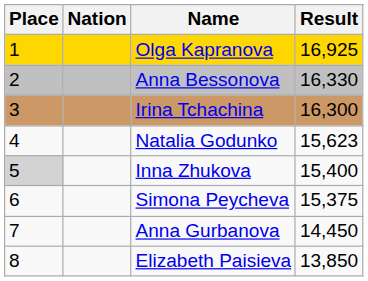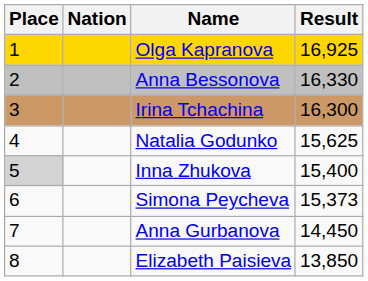(329, 140) 15,623 -> (329, 140) 15,625
(329, 200) 15,375 -> (329, 200) 15,373
